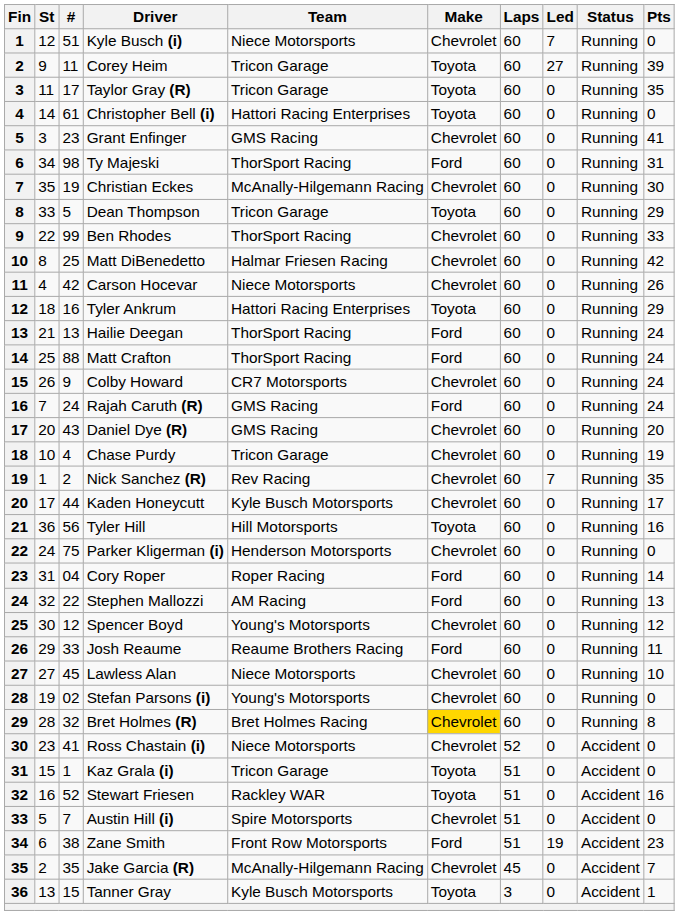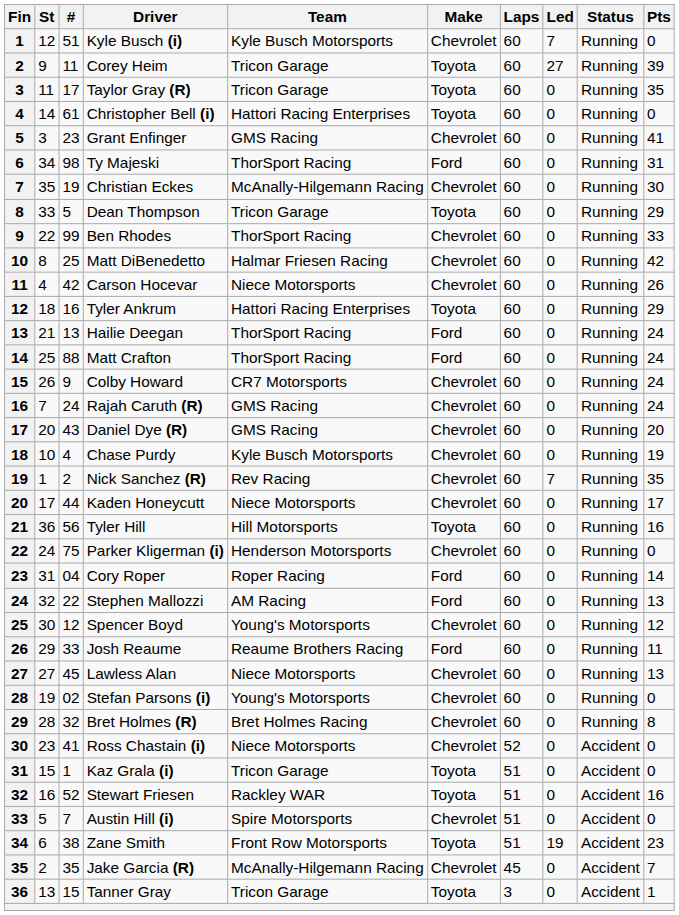(293, 41) Niece Motorsports -> (312, 41) Kyle Busch Motorsports
(447, 406) Ford -> (464, 406) Chevrolet
(280, 454) Tricon Garage -> (312, 454) Kyle Busch Motorsports
(312, 503) Kyle Busch Motorsports -> (293, 503) Niece Motorsports
(655, 673) 10 -> (655, 673) 13
(464, 722) gold background -> (464, 722) no background
(447, 843) Ford -> (453, 843) Toyota
(312, 892) Kyle Busch Motorsports -> (280, 892) Tricon Garage
